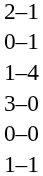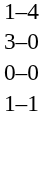- row: (21, 11)
- row: (21, 41)
